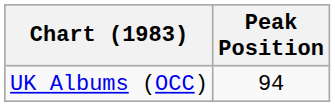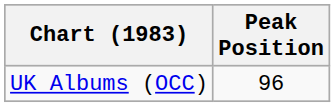(271, 84) 94 -> (271, 84) 96
